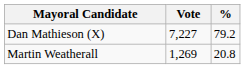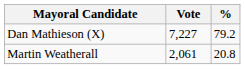(183, 53) 1,269 -> (183, 53) 2,061
